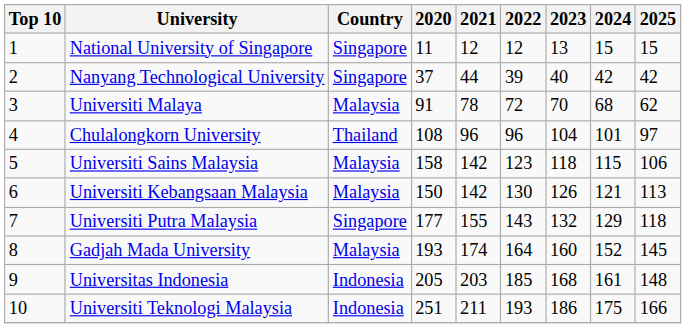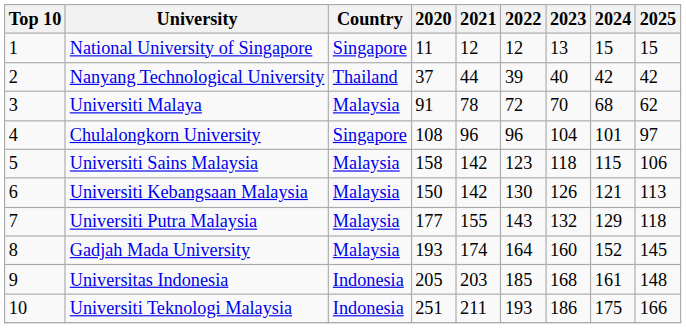(370, 76) Singapore -> (365, 76) Thailand
(365, 134) Thailand -> (370, 134) Singapore
(370, 221) Singapore -> (366, 221) Malaysia
